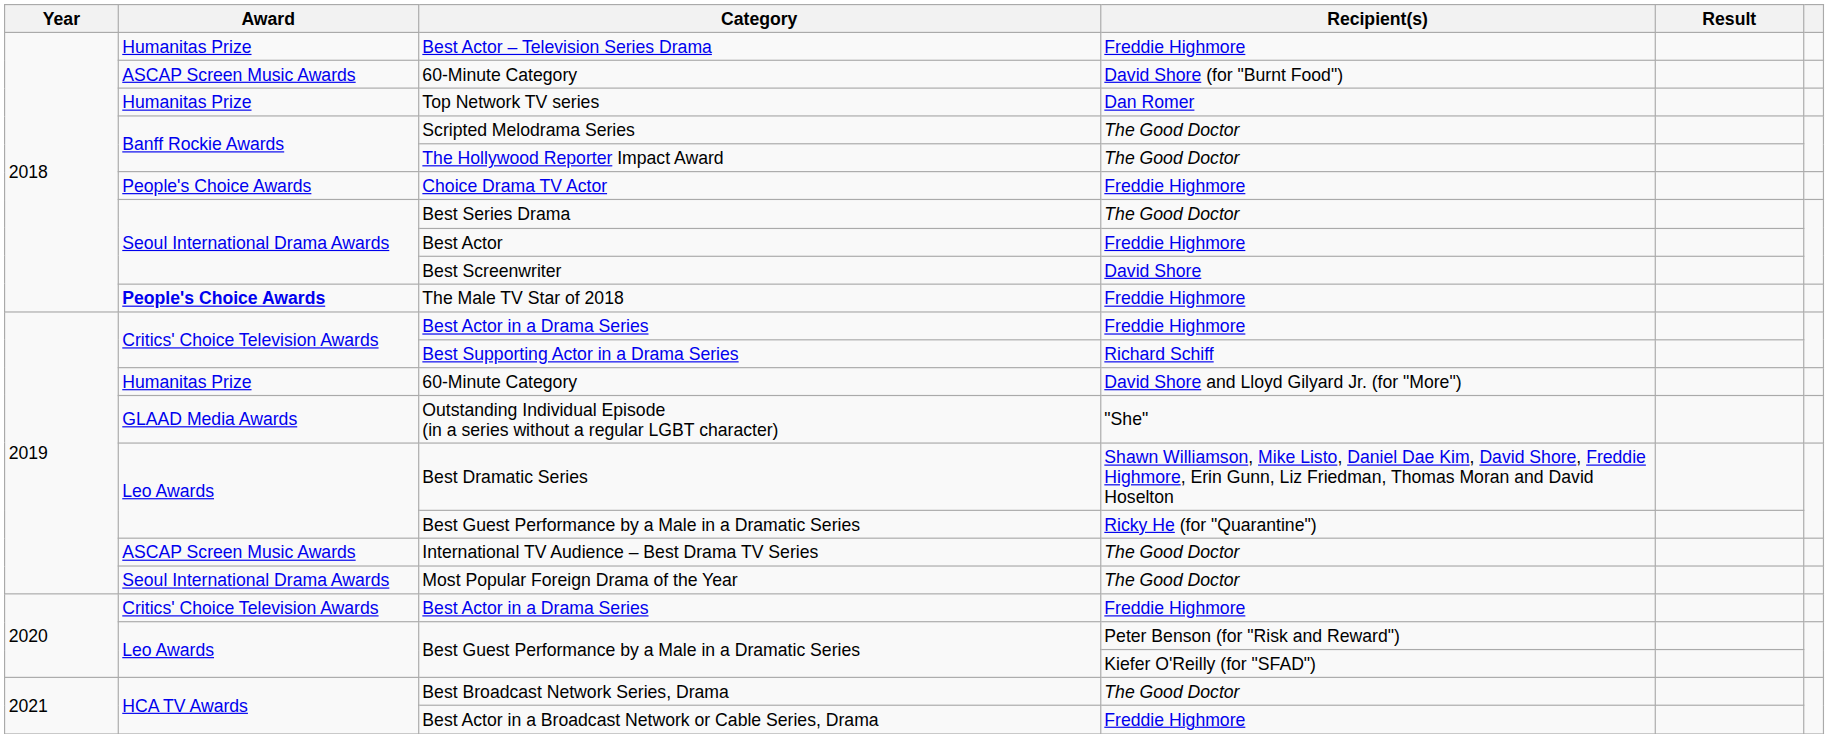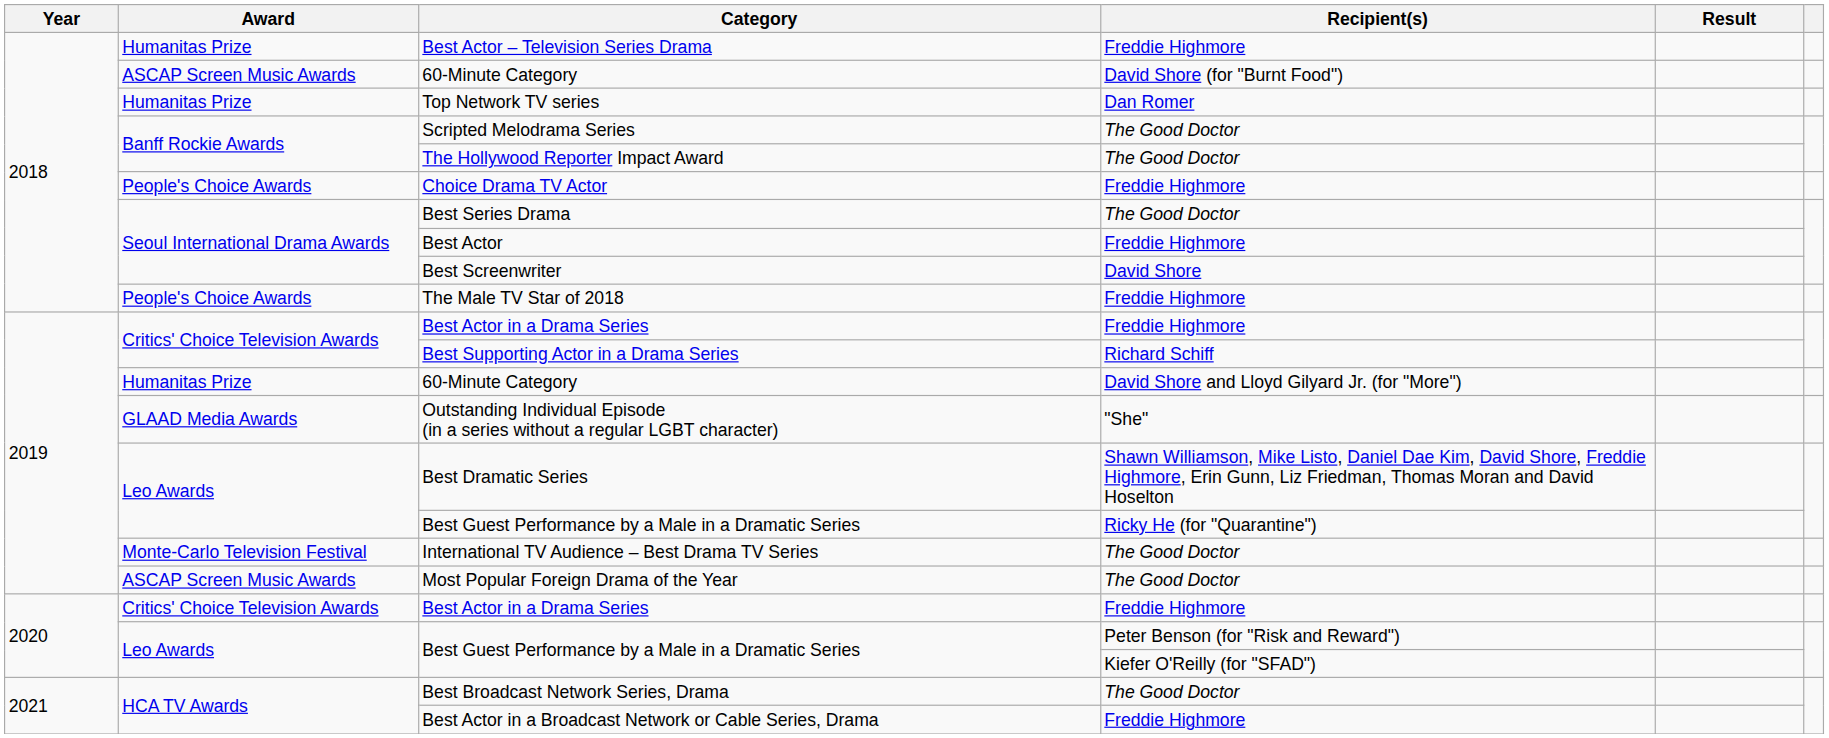(224, 298) bold -> (217, 298) normal
(239, 552) ASCAP Screen Music Awards -> (245, 552) Monte-Carlo Television Festival
(256, 580) Seoul International Drama Awards -> (239, 580) ASCAP Screen Music Awards
